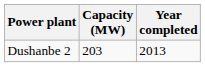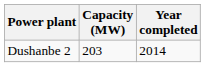(153, 51) 2013 -> (153, 51) 2014
